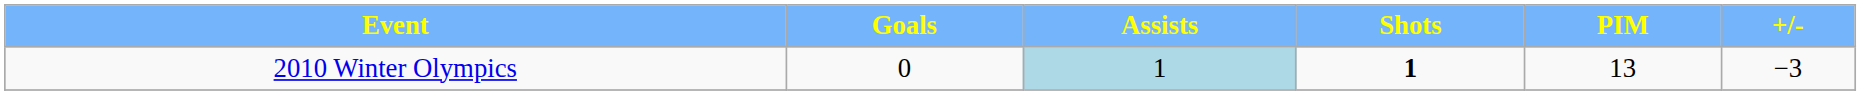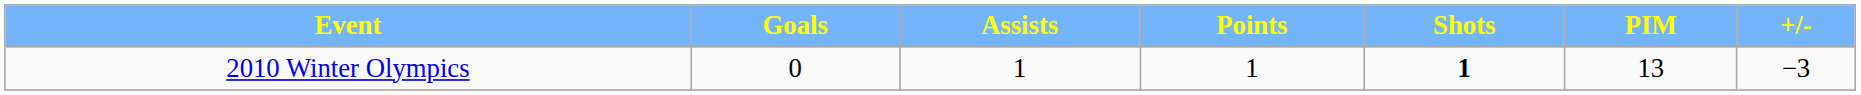+ column: (1252, 25)
(1160, 68) lightblue background -> (1020, 68) no background
